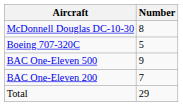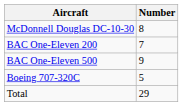rows swapped: (43, 45) <-> (52, 77)
